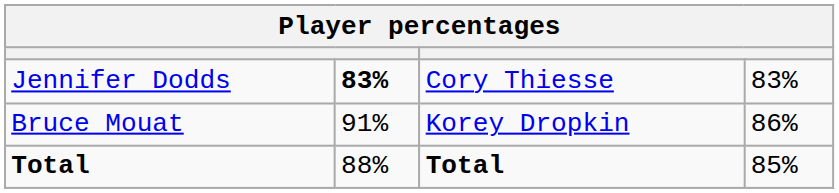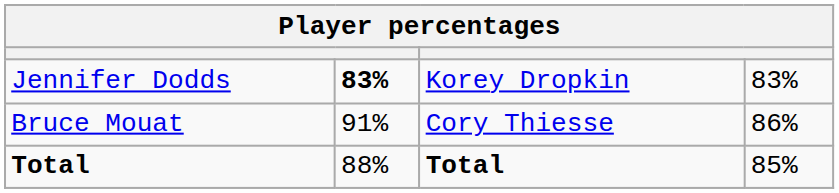(520, 81) Cory Thiesse -> (528, 81) Korey Dropkin
(528, 124) Korey Dropkin -> (520, 124) Cory Thiesse
